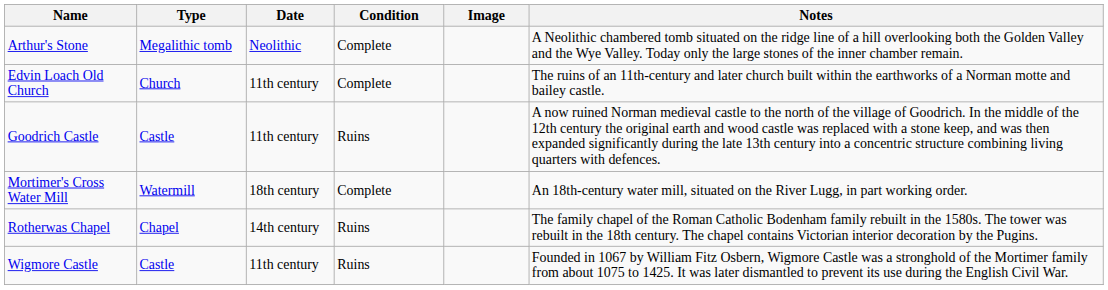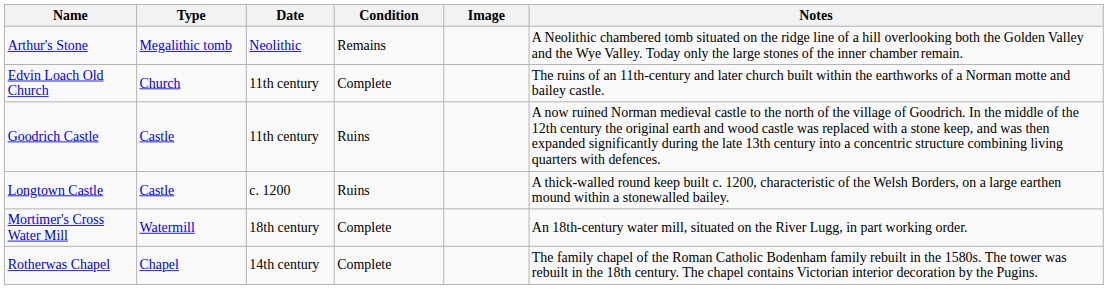(364, 45) Complete -> (362, 45) Remains
+ row: (55, 189)
(354, 227) Ruins -> (364, 265) Complete
- row: (53, 265)
